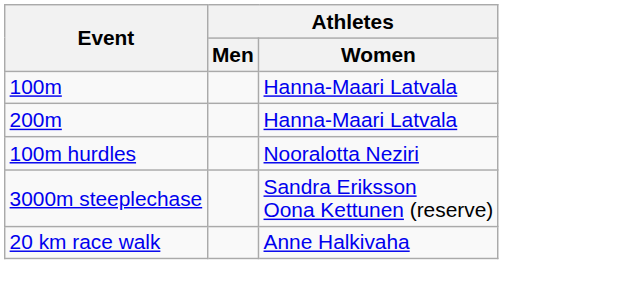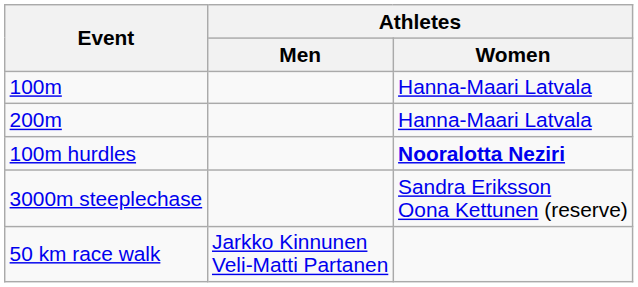(341, 154) normal -> (482, 154) bold
- row: (85, 243)
+ row: (85, 254)
